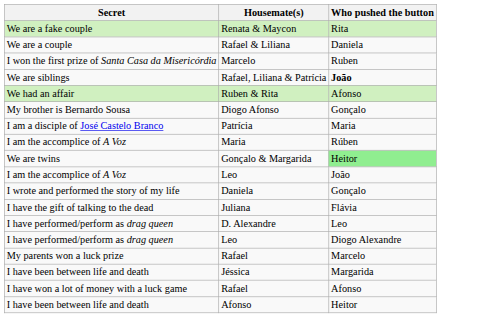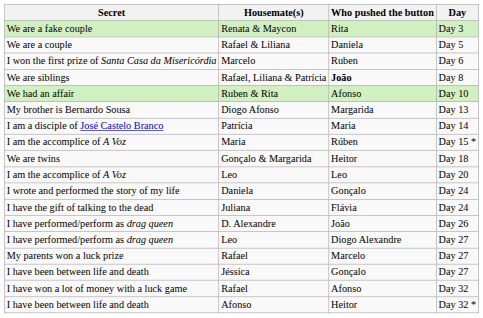+ column: (457, 12)
(348, 110) Gonçalo -> (352, 110) Margarida
(344, 158) lightgreen background -> (344, 158) no background
(341, 175) João -> (339, 175) Leo
(339, 223) Leo -> (341, 223) João
(352, 272) Margarida -> (348, 272) Gonçalo
